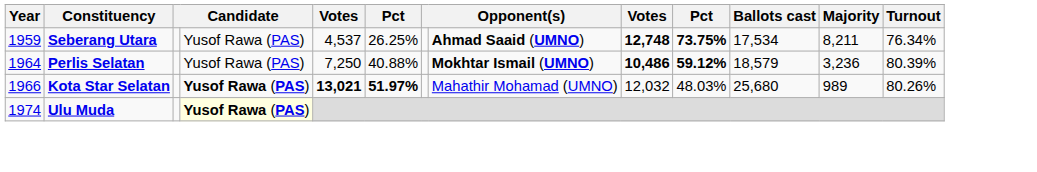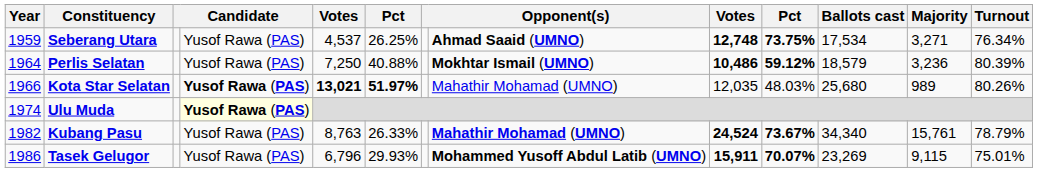(841, 39) 8,211 -> (930, 39) 3,271
(647, 86) 12,032 -> (735, 86) 12,035
+ row: (95, 133)
+ row: (99, 156)
